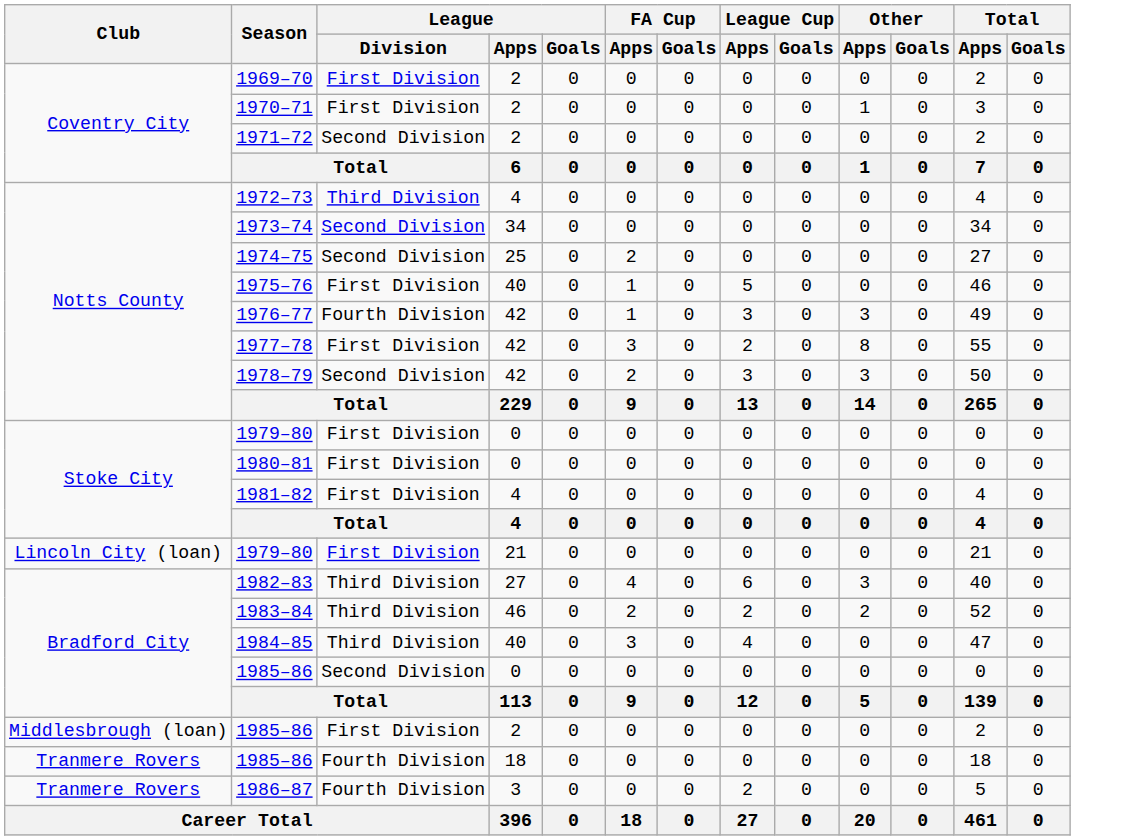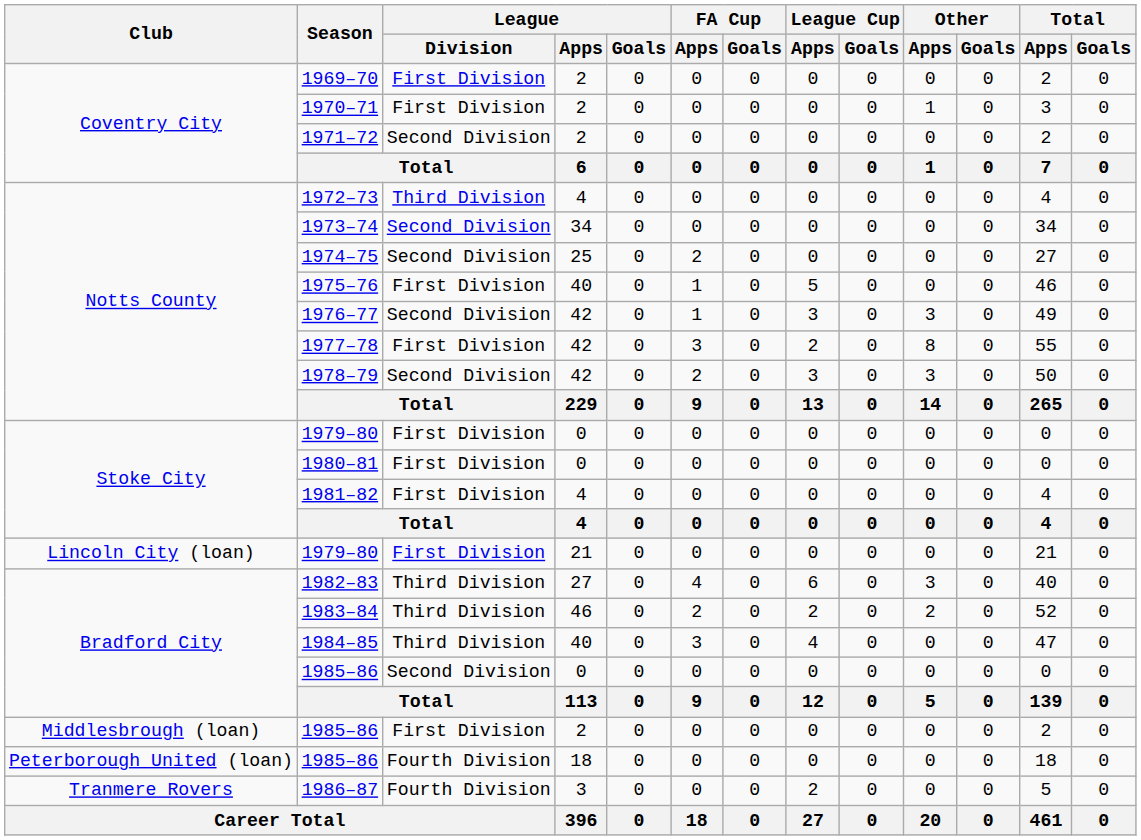(403, 316) Fourth Division -> (469, 316) Second Division
(118, 761) Tranmere Rovers -> (151, 761) Peterborough United (loan)
